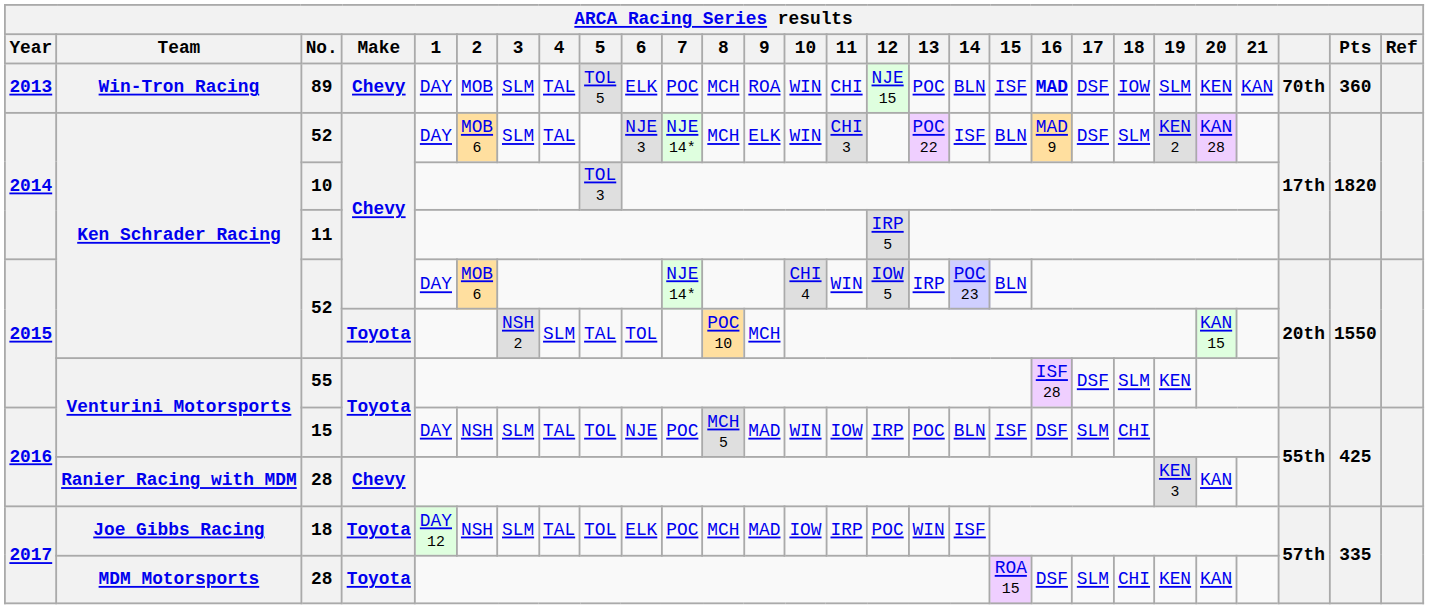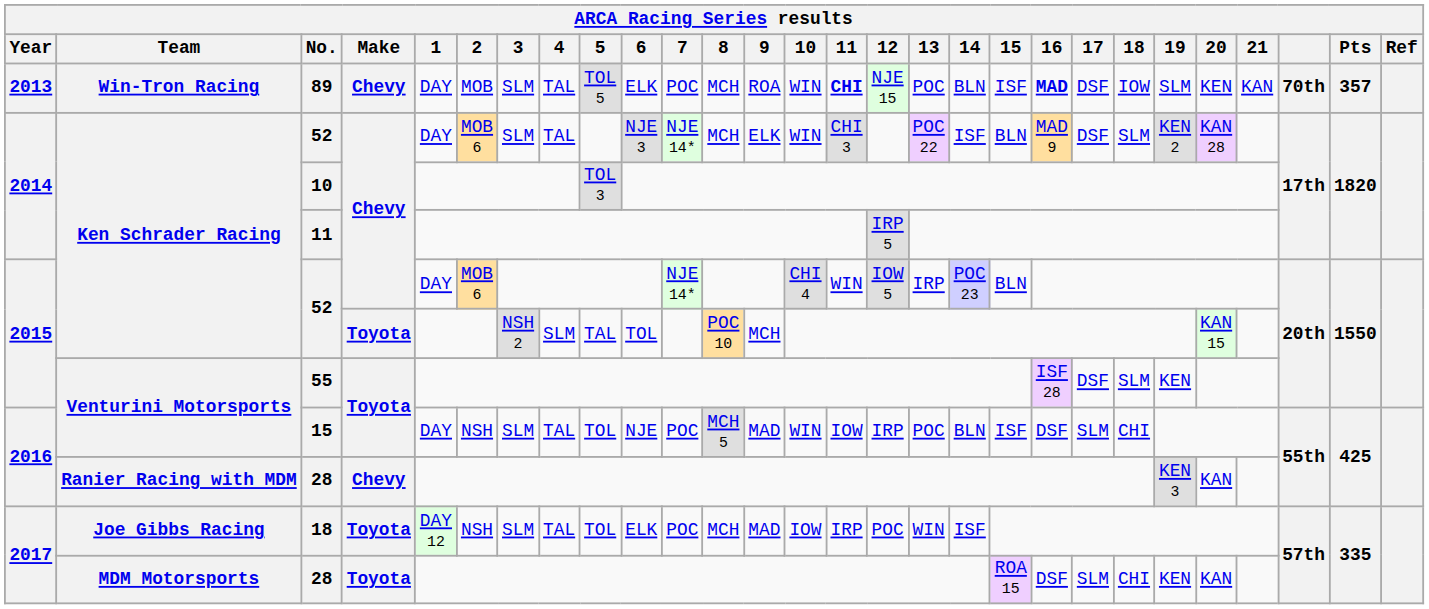(847, 87) normal -> (847, 87) bold
(1355, 87) 360 -> (1355, 87) 357
